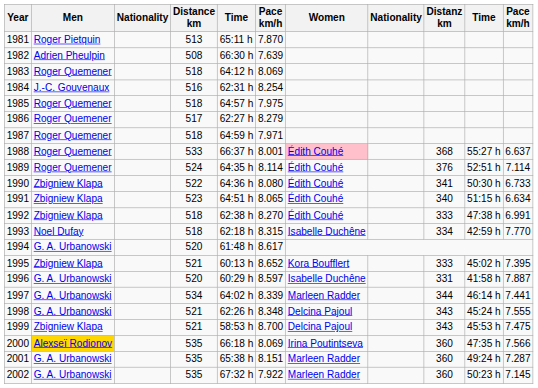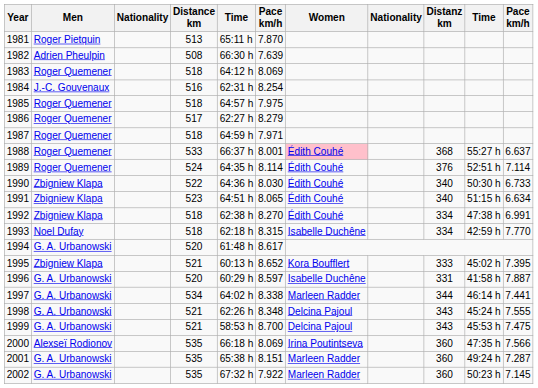(271, 183) 8.080 -> (271, 183) 8.030
(444, 183) 341 -> (444, 183) 340
(444, 215) 333 -> (444, 215) 334
(271, 295) 8.339 -> (271, 295) 8.338
(68, 327) Zbigniew Klapa -> (73, 327) G. A. Urbanowski
(73, 343) gold background -> (73, 343) no background
